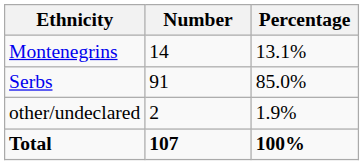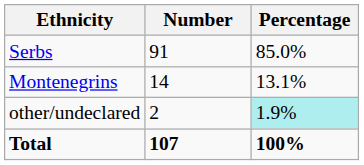rows swapped: (31, 81) <-> (63, 50)
(276, 112) no background -> (276, 112) paleturquoise background
